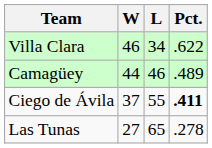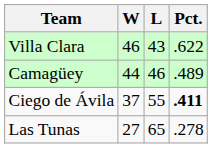(156, 45) 34 -> (156, 45) 43
